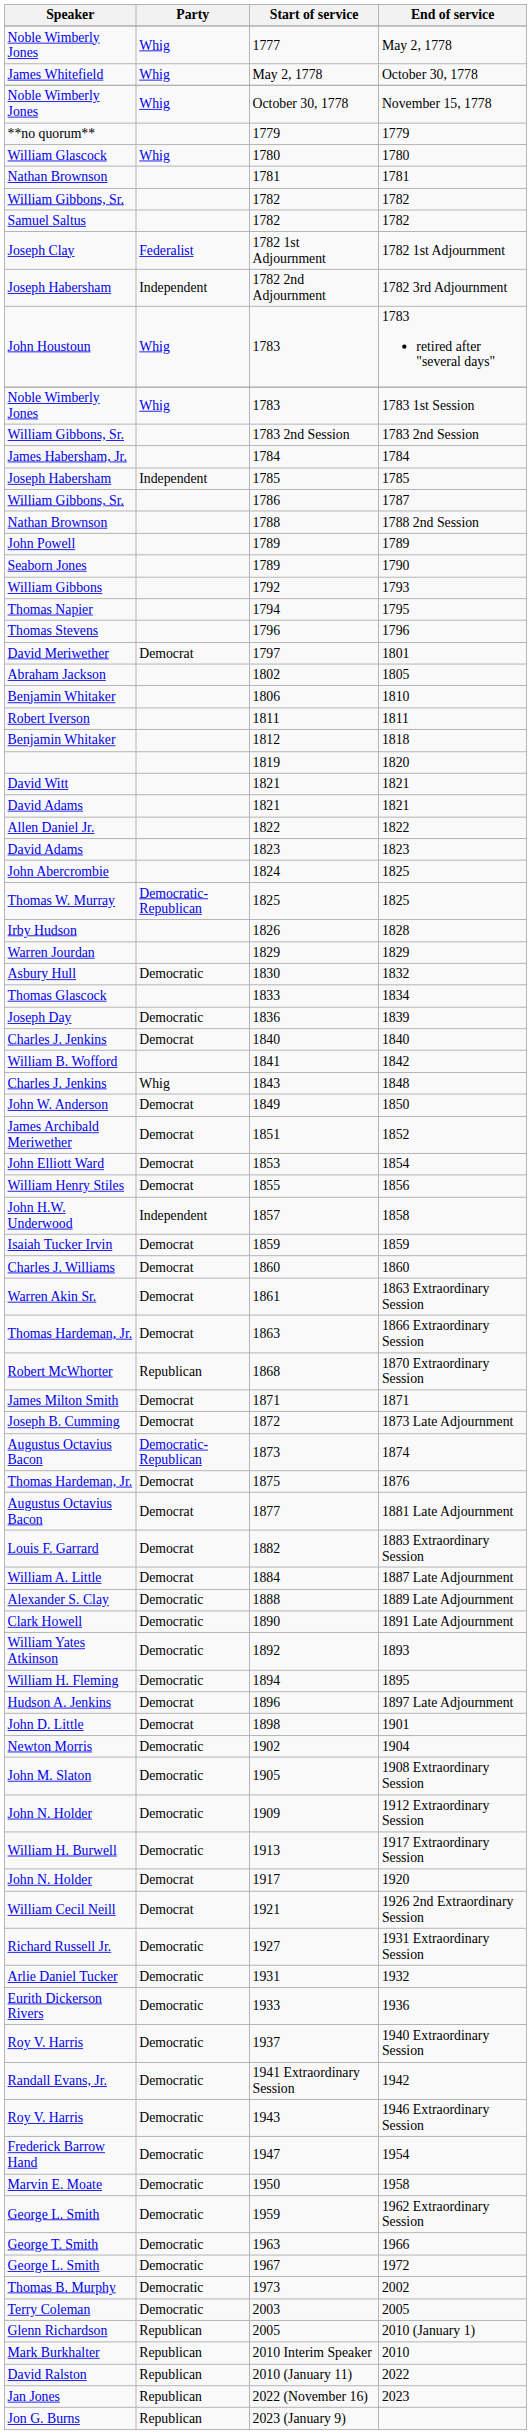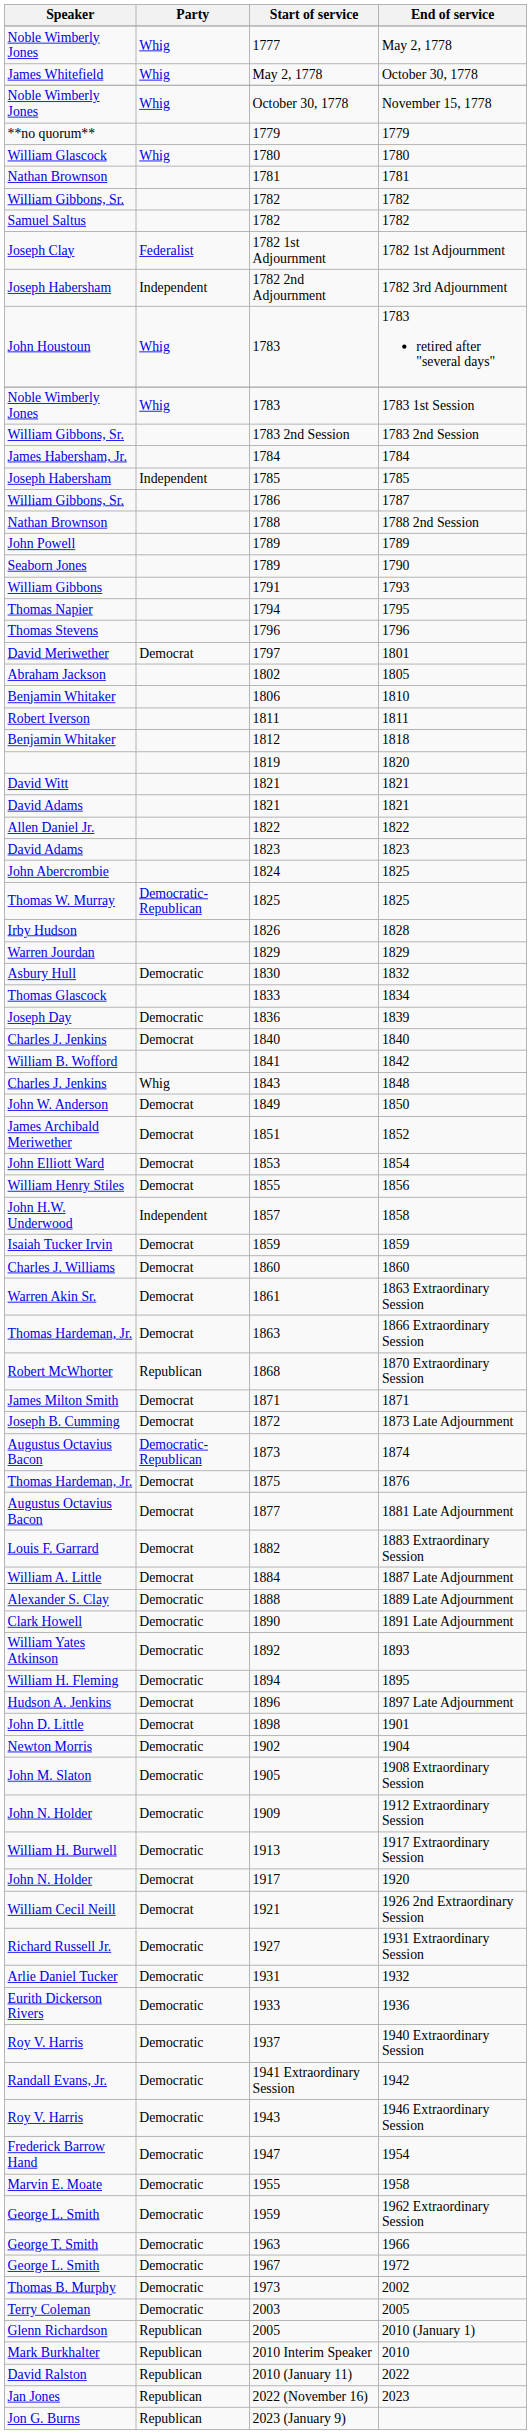(266, 587) 1792 -> (266, 587) 1791
(266, 2184) 1950 -> (266, 2184) 1955
